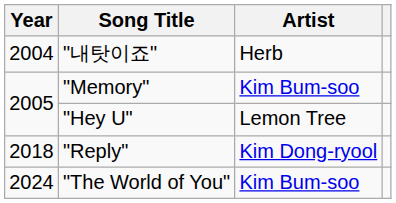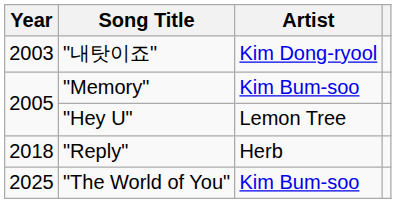(31, 53) 2004 -> (31, 53) 2003
(261, 53) Herb -> (308, 53) Kim Dong-ryool
(308, 150) Kim Dong-ryool -> (261, 150) Herb
(31, 182) 2024 -> (31, 182) 2025
